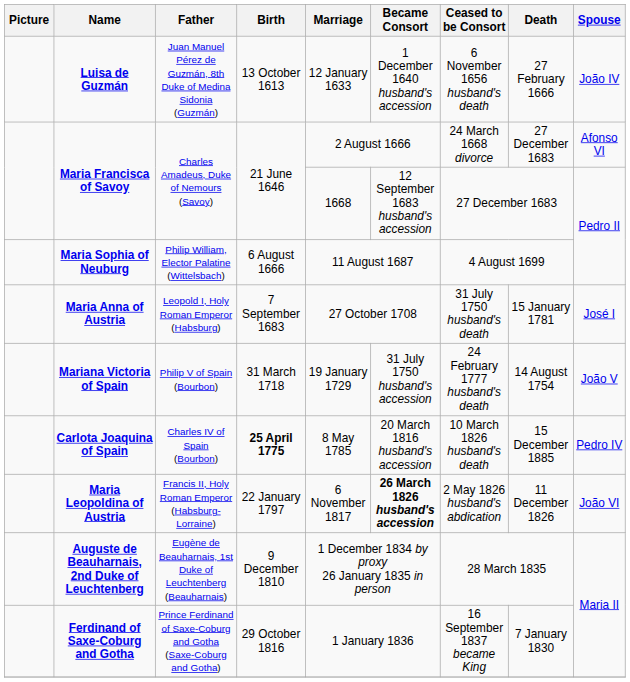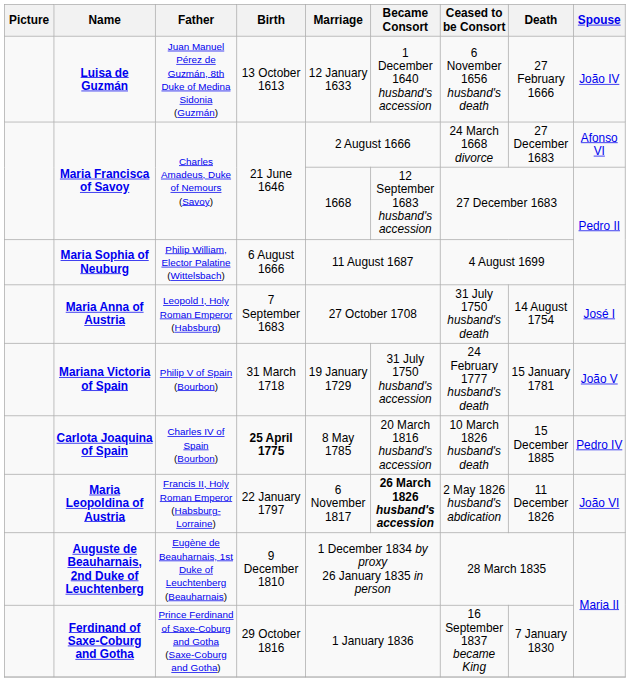(541, 314) 15 January 1781 -> (541, 314) 14 August 1754
(541, 379) 14 August 1754 -> (541, 379) 15 January 1781
